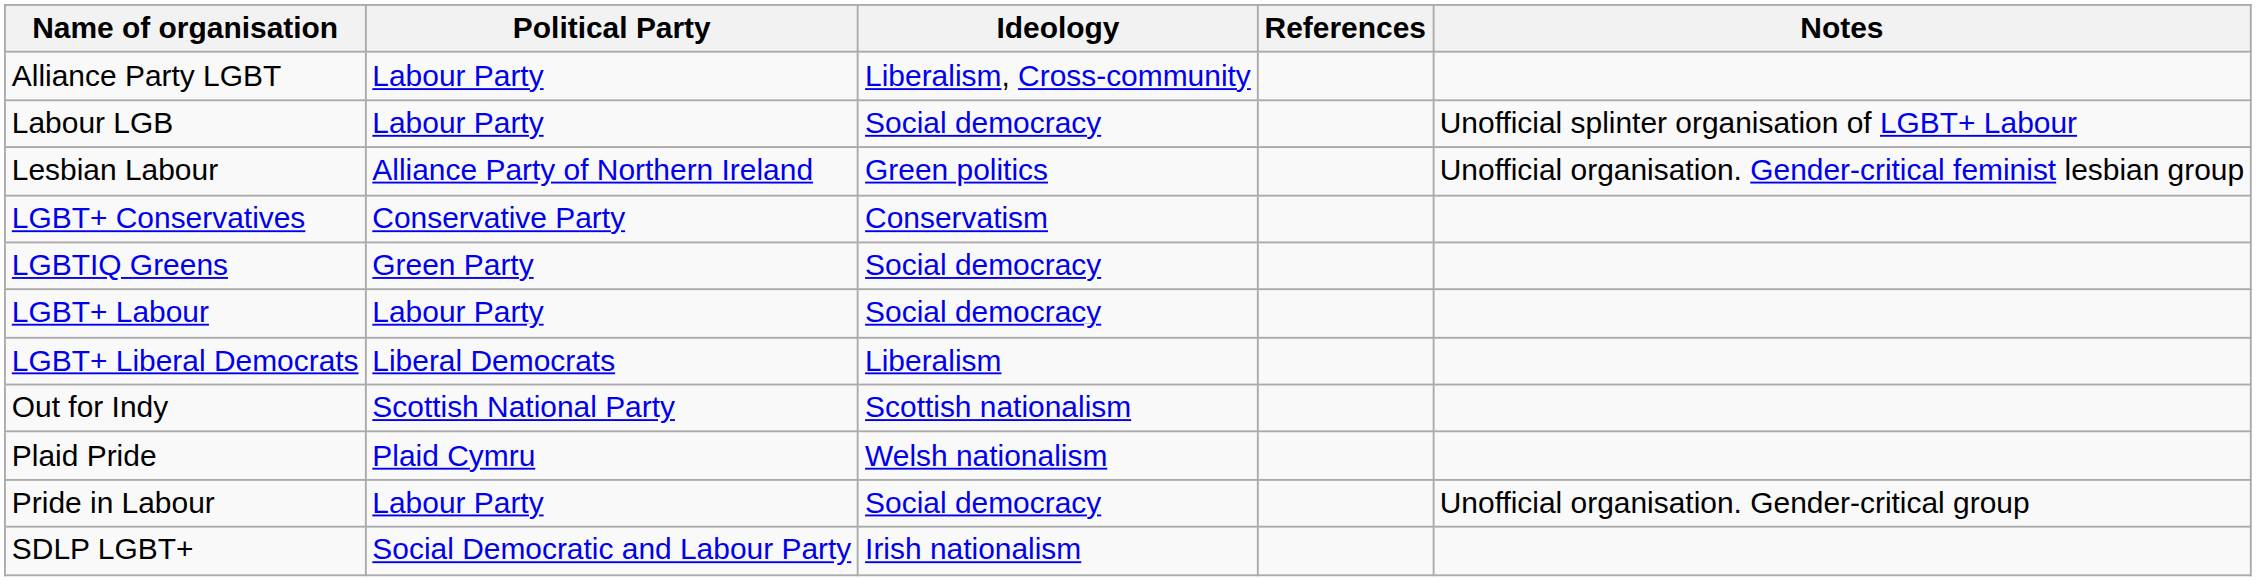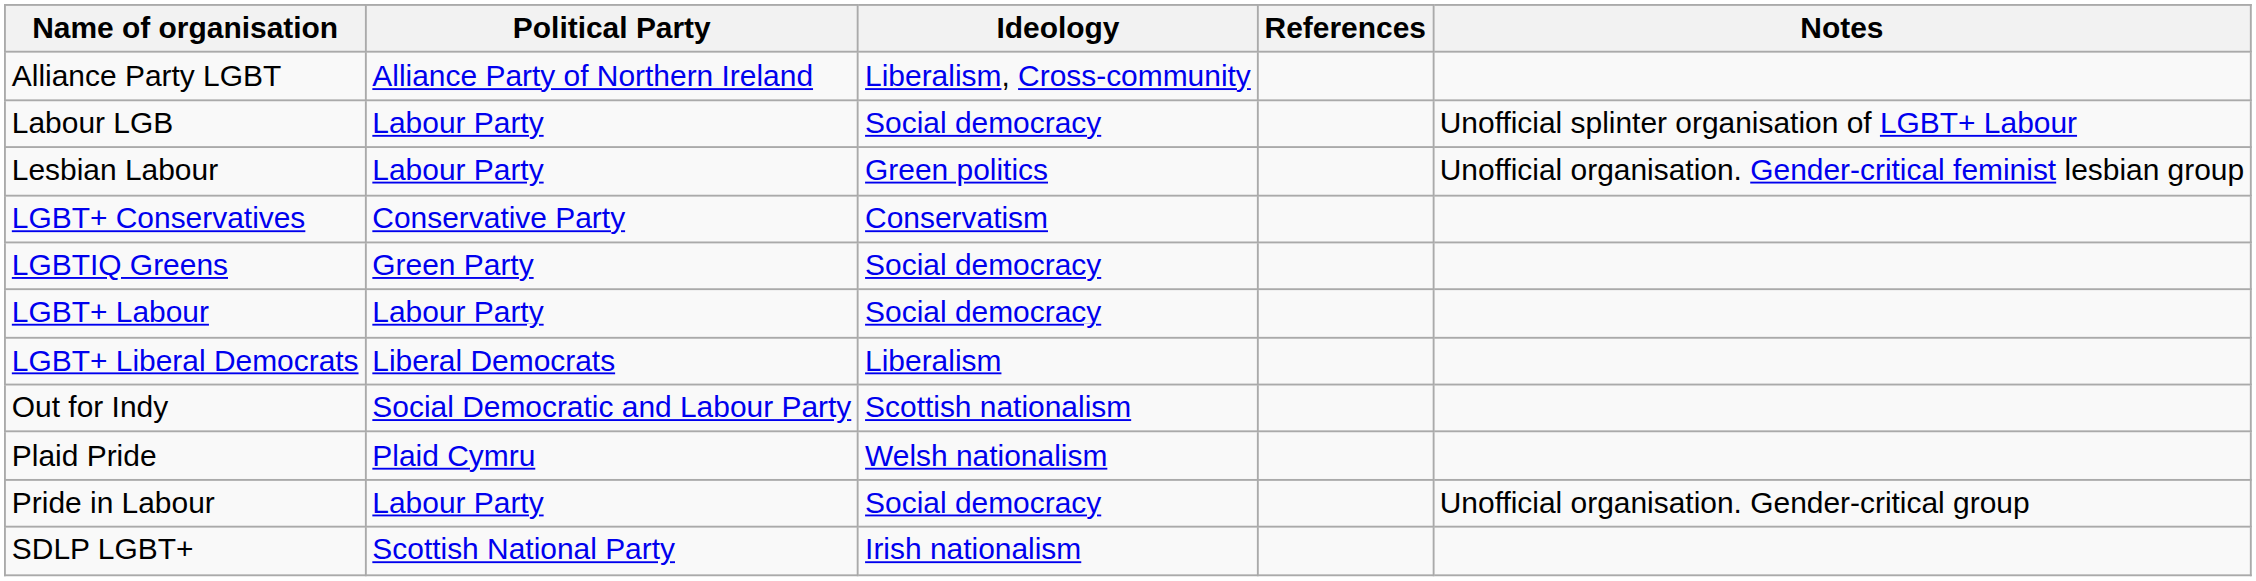(458, 75) Labour Party -> (593, 75) Alliance Party of Northern Ireland
(593, 170) Alliance Party of Northern Ireland -> (458, 170) Labour Party
(524, 407) Scottish National Party -> (612, 407) Social Democratic and Labour Party
(612, 550) Social Democratic and Labour Party -> (524, 550) Scottish National Party
